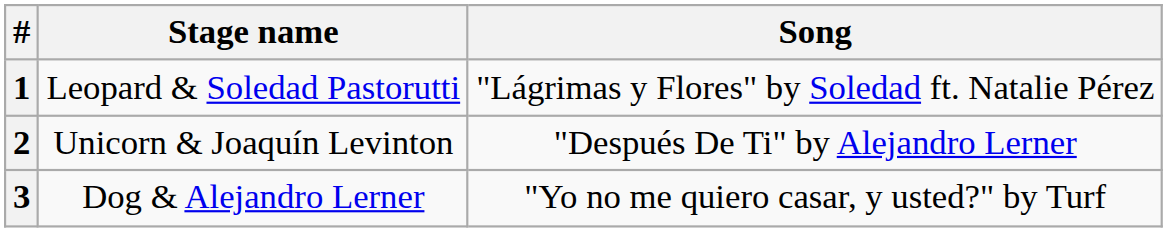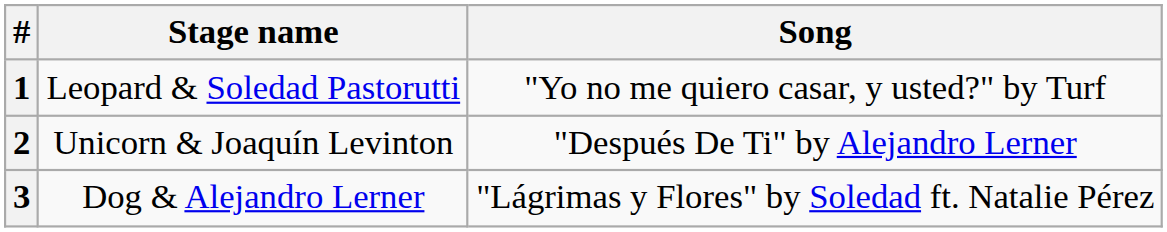(815, 87) "Lágrimas y Flores" by Soledad ft. Natalie Pérez -> (815, 87) "Yo no me quiero casar, y usted?" by Turf
(815, 197) "Yo no me quiero casar, y usted?" by Turf -> (815, 197) "Lágrimas y Flores" by Soledad ft. Natalie Pérez
